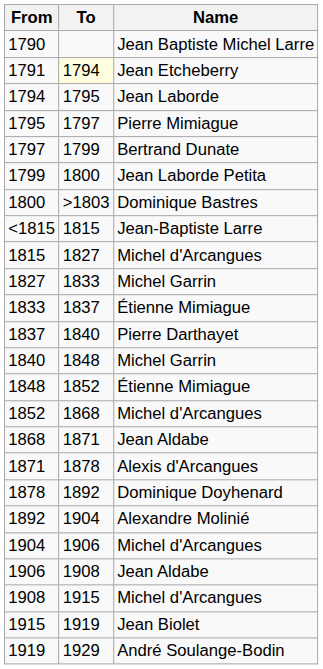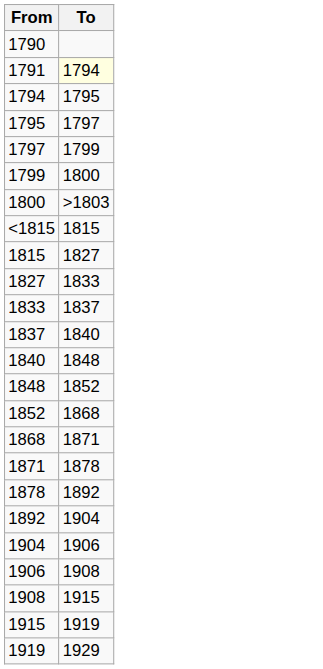- column: (216, 17)
